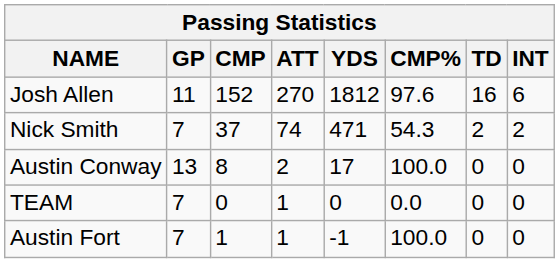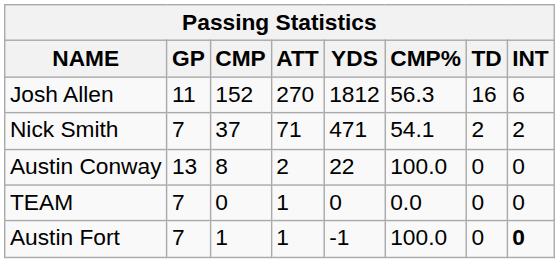(412, 94) 97.6 -> (412, 94) 56.3
(289, 130) 74 -> (289, 130) 71
(412, 130) 54.3 -> (412, 130) 54.1
(342, 166) 17 -> (342, 166) 22
(518, 238) normal -> (518, 238) bold
